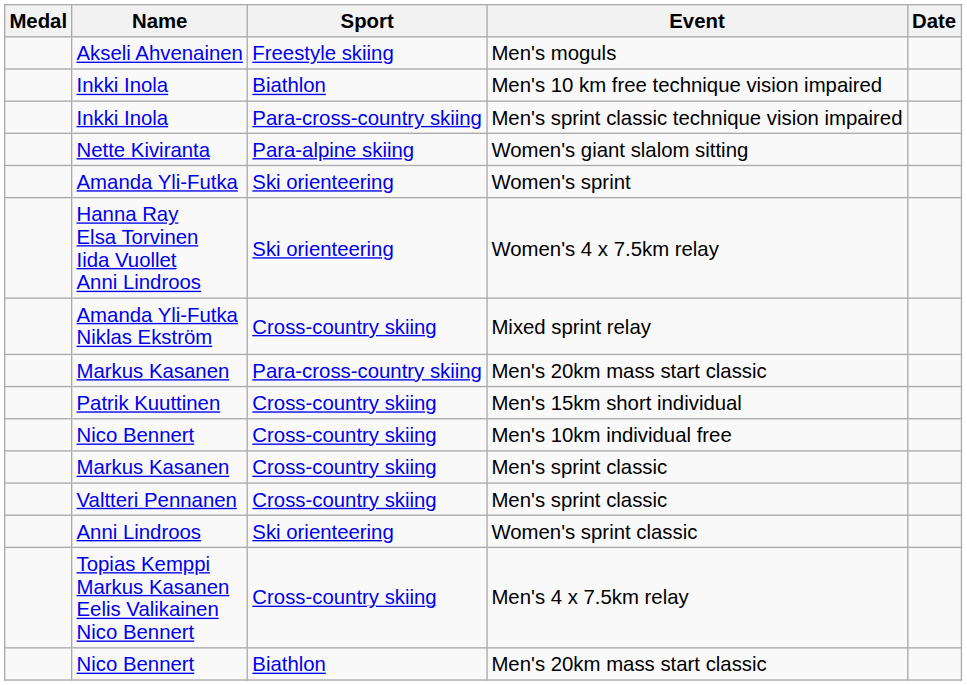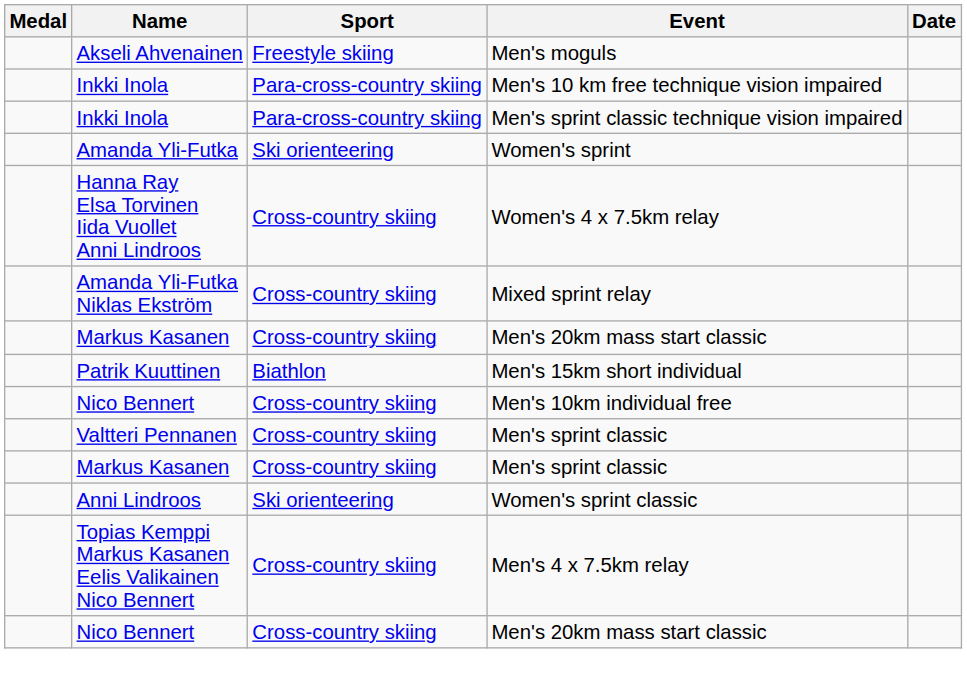(289, 85) Biathlon -> (367, 85) Para-cross-country skiing
- row: (143, 150)
(323, 249) Ski orienteering -> (345, 216) Cross-country skiing
(367, 370) Para-cross-country skiing -> (345, 338) Cross-country skiing
(345, 402) Cross-country skiing -> (289, 370) Biathlon
rows swapped: (157, 499) <-> (153, 467)
(289, 664) Biathlon -> (345, 632) Cross-country skiing
